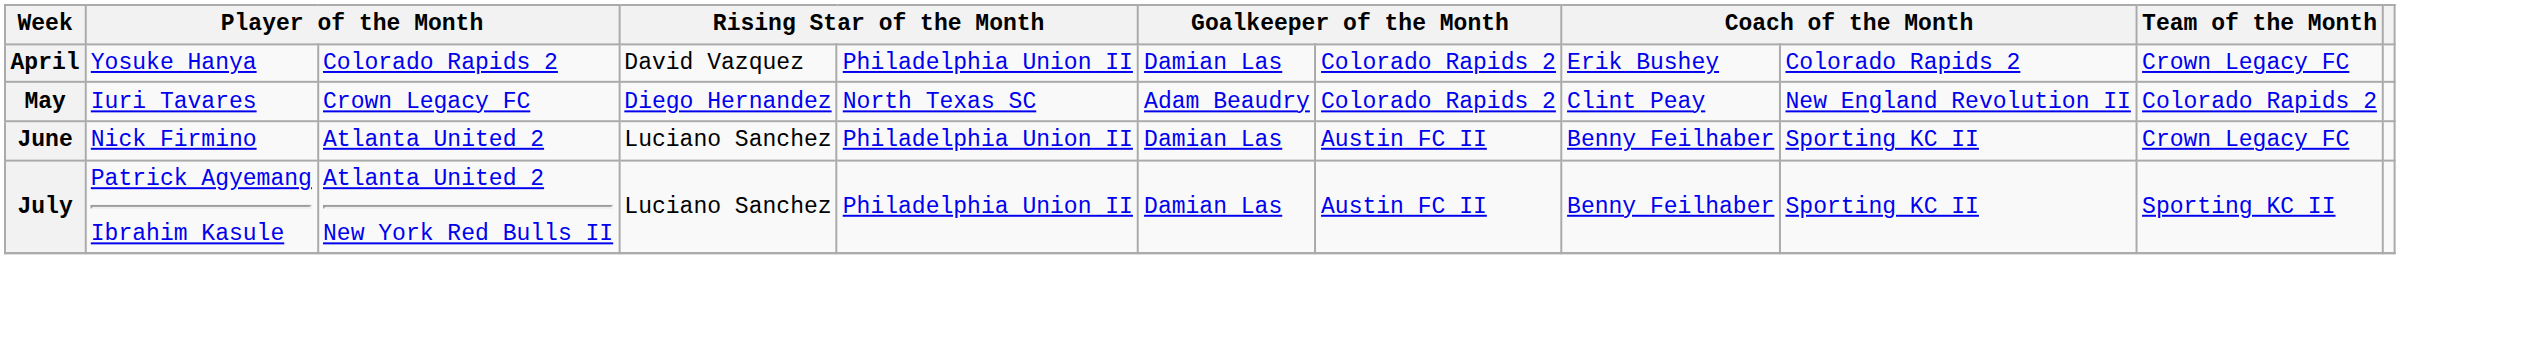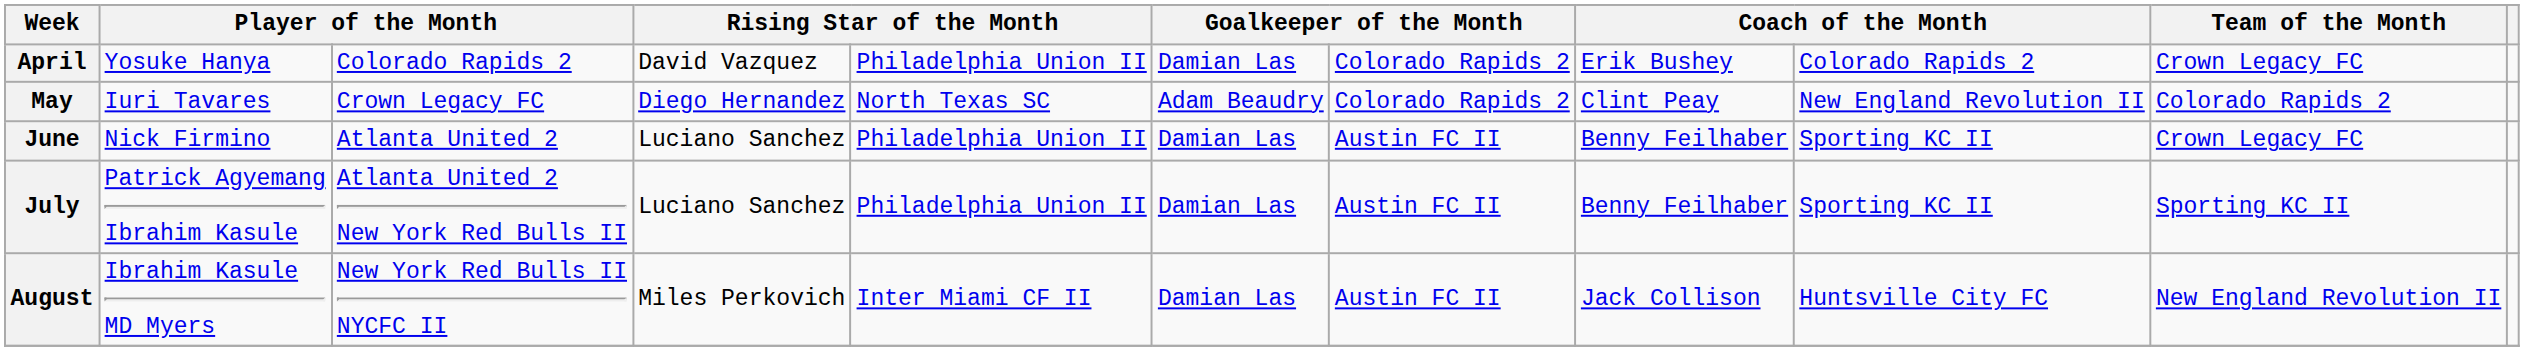+ row: (52, 299)
